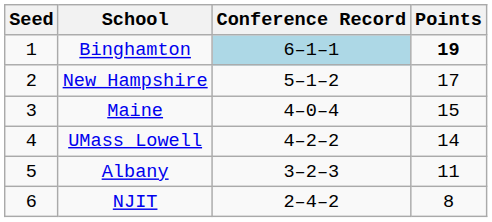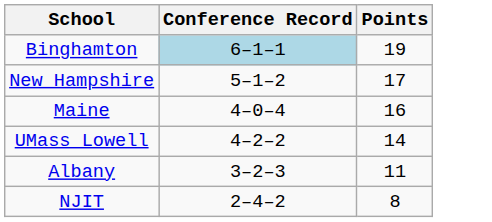- column: (31, 20)
(448, 50) bold -> (395, 50) normal
(448, 111) 15 -> (395, 111) 16
